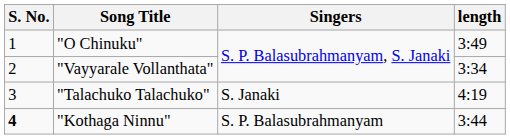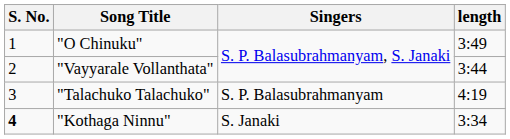(472, 69) 3:34 -> (472, 69) 3:44
(250, 95) S. Janaki -> (302, 95) S. P. Balasubrahmanyam
(302, 120) S. P. Balasubrahmanyam -> (250, 120) S. Janaki
(472, 120) 3:44 -> (472, 120) 3:34
